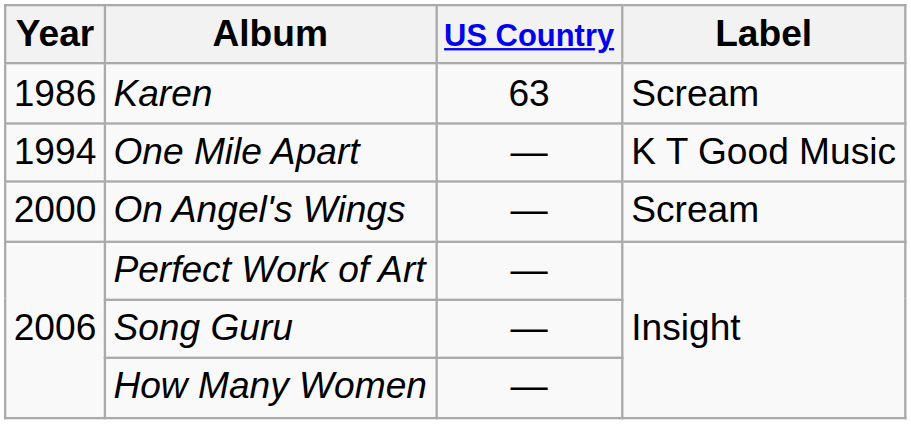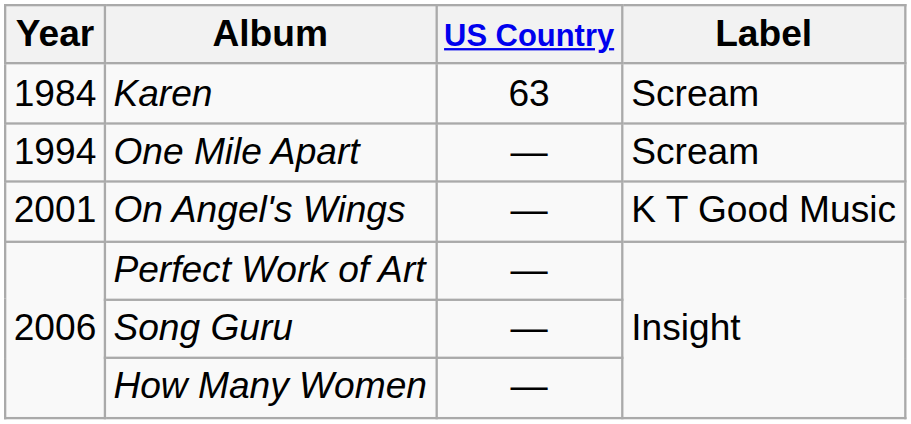(55, 92) 1986 -> (55, 92) 1984
(764, 151) K T Good Music -> (695, 151) Scream
(55, 210) 2000 -> (55, 210) 2001
(695, 210) Scream -> (764, 210) K T Good Music
